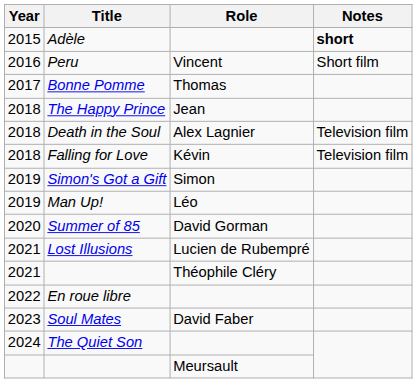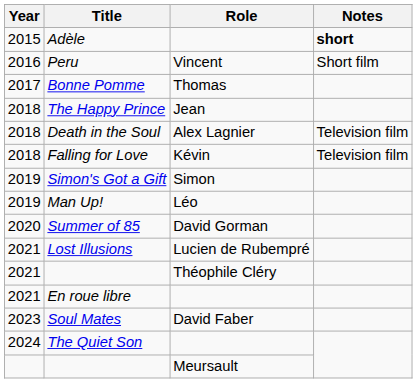(24, 296) 2022 -> (24, 296) 2021
